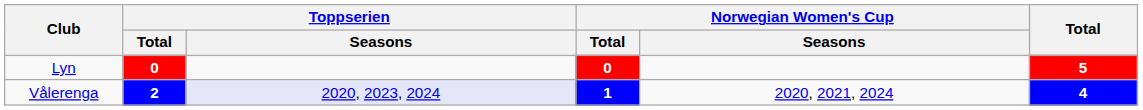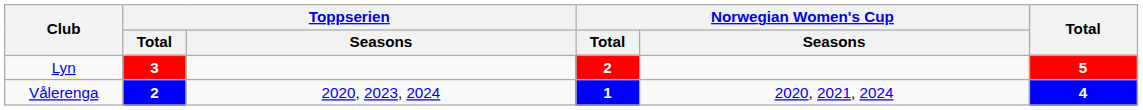(154, 67) 0 -> (154, 67) 3
(607, 67) 0 -> (607, 67) 2
(381, 93) lavender background -> (381, 93) no background
